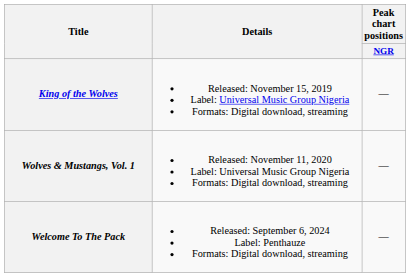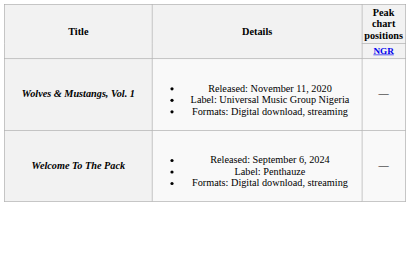- row: (78, 94)
